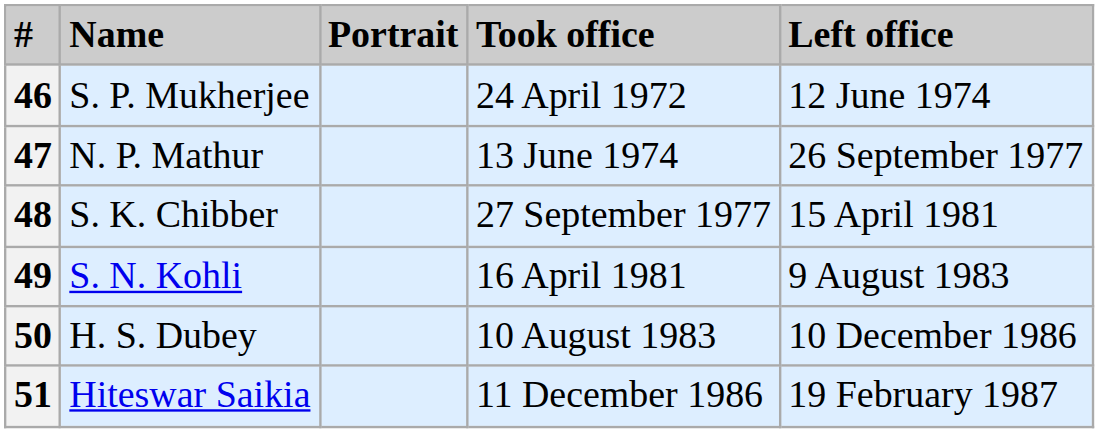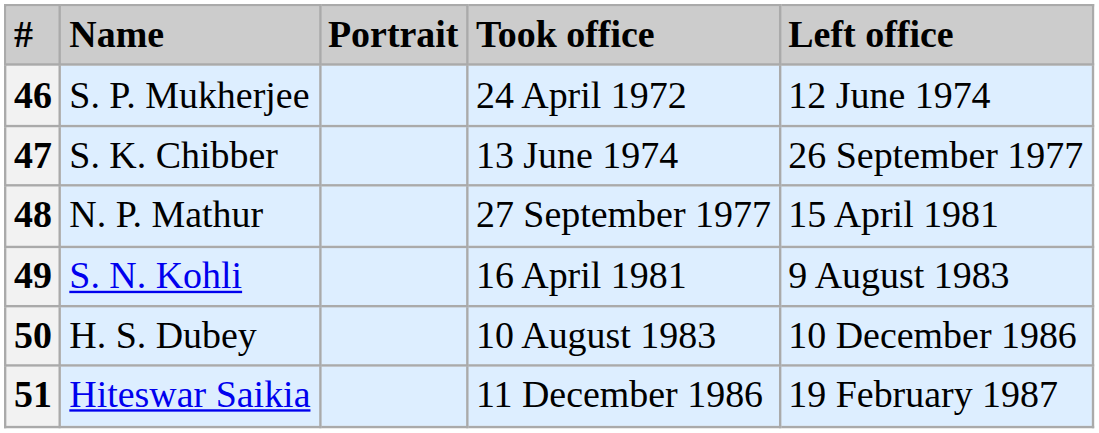(166, 154) N. P. Mathur -> (174, 154) S. K. Chibber
(174, 214) S. K. Chibber -> (166, 214) N. P. Mathur
